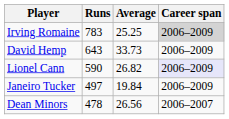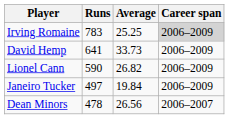(94, 50) 643 -> (94, 50) 641
(187, 68) lavender background -> (187, 68) no background
